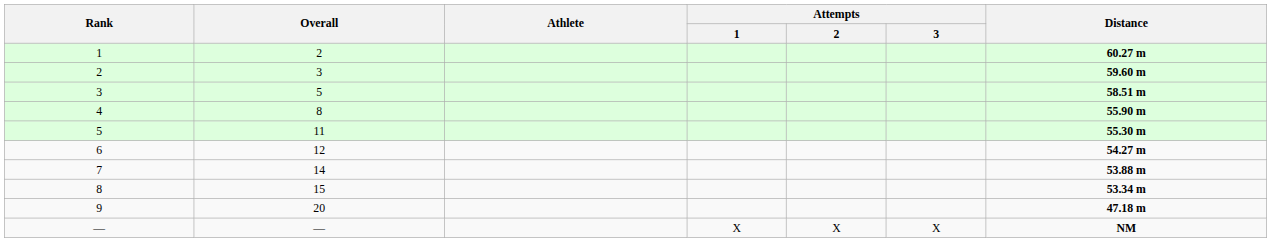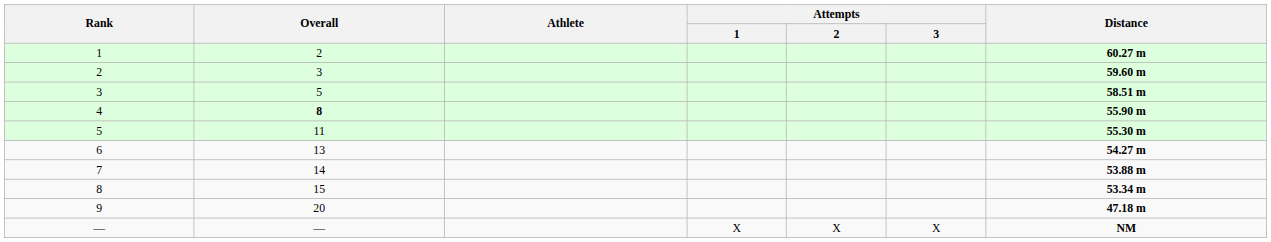(319, 111) normal -> (319, 111) bold
(319, 149) 12 -> (319, 149) 13
